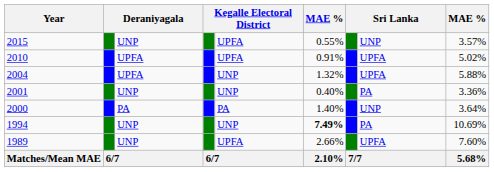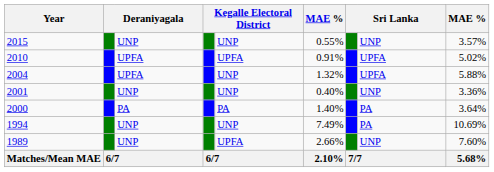(230, 41) UPFA -> (228, 41) UNP
(366, 91) PA -> (370, 91) UNP
(370, 108) UNP -> (366, 108) PA
(329, 125) bold -> (330, 125) normal
(373, 141) UPFA -> (370, 141) UNP
